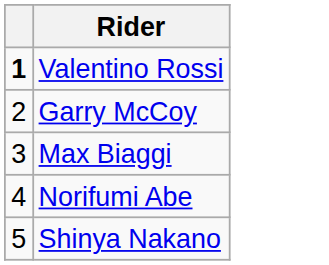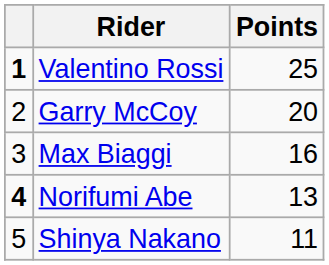+ column: (277, 26)
(19, 197) normal -> (19, 197) bold
